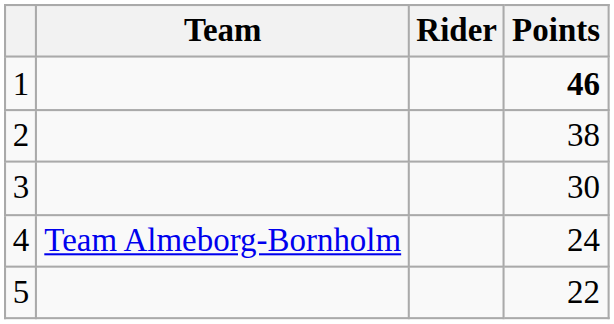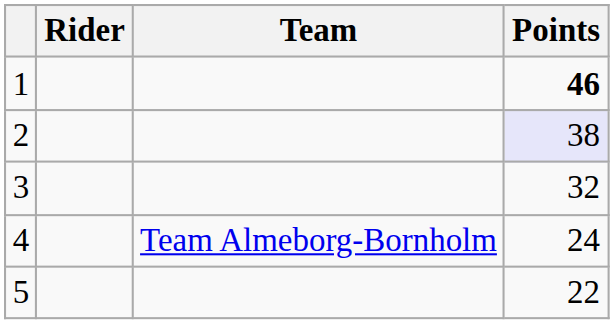columns swapped: (457, 30) <-> (223, 30)
(584, 135) no background -> (584, 135) lavender background
(584, 187) 30 -> (584, 187) 32
